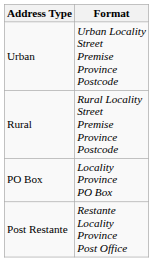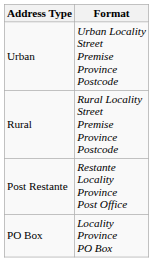rows swapped: (25, 180) <-> (37, 229)
